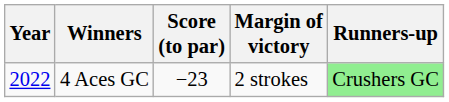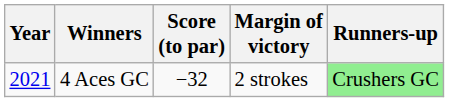(30, 79) 2022 -> (30, 79) 2021
(192, 79) −23 -> (192, 79) −32
